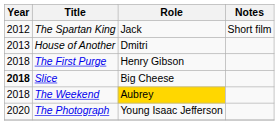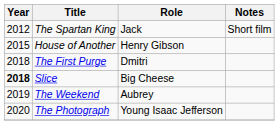(18, 45) 2013 -> (18, 45) 2015
(134, 45) Dmitri -> (152, 45) Henry Gibson
(152, 62) Henry Gibson -> (134, 62) Dmitri
(18, 95) 2018 -> (18, 95) 2019
(137, 95) gold background -> (137, 95) no background
